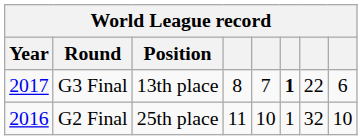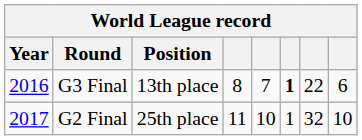(29, 86) 2017 -> (29, 86) 2016
(29, 118) 2016 -> (29, 118) 2017
